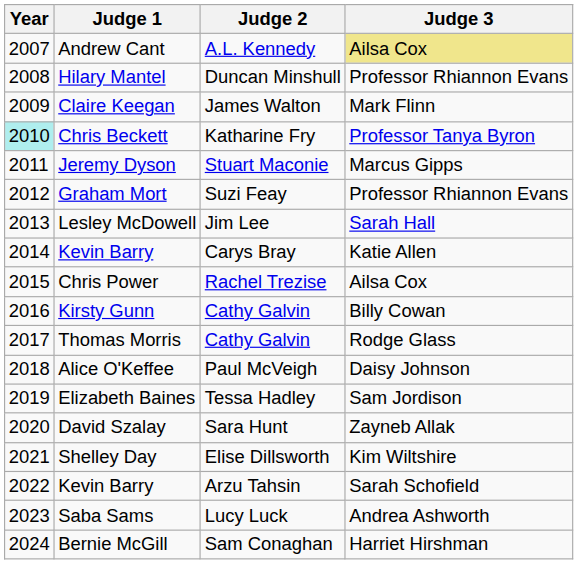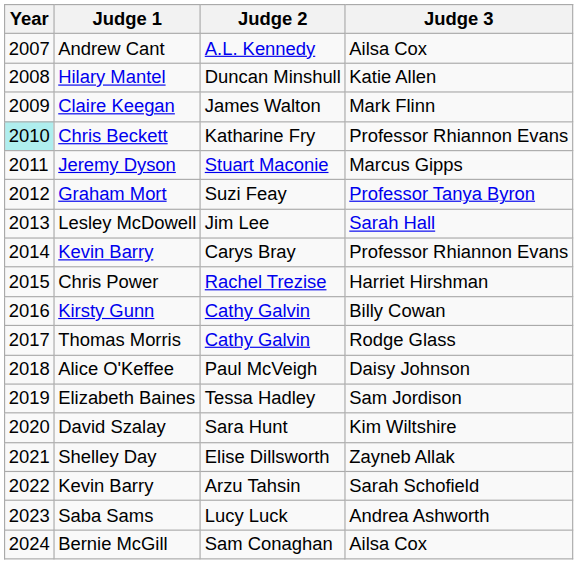(388, 48) khaki background -> (388, 48) no background
(459, 77) Professor Rhiannon Evans -> (393, 77) Katie Allen
(442, 135) Professor Tanya Byron -> (459, 135) Professor Rhiannon Evans
(459, 194) Professor Rhiannon Evans -> (442, 194) Professor Tanya Byron
(393, 252) Katie Allen -> (459, 252) Professor Rhiannon Evans
(388, 281) Ailsa Cox -> (419, 281) Harriet Hirshman
(402, 427) Zayneb Allak -> (403, 427) Kim Wiltshire
(403, 456) Kim Wiltshire -> (402, 456) Zayneb Allak
(419, 544) Harriet Hirshman -> (388, 544) Ailsa Cox
